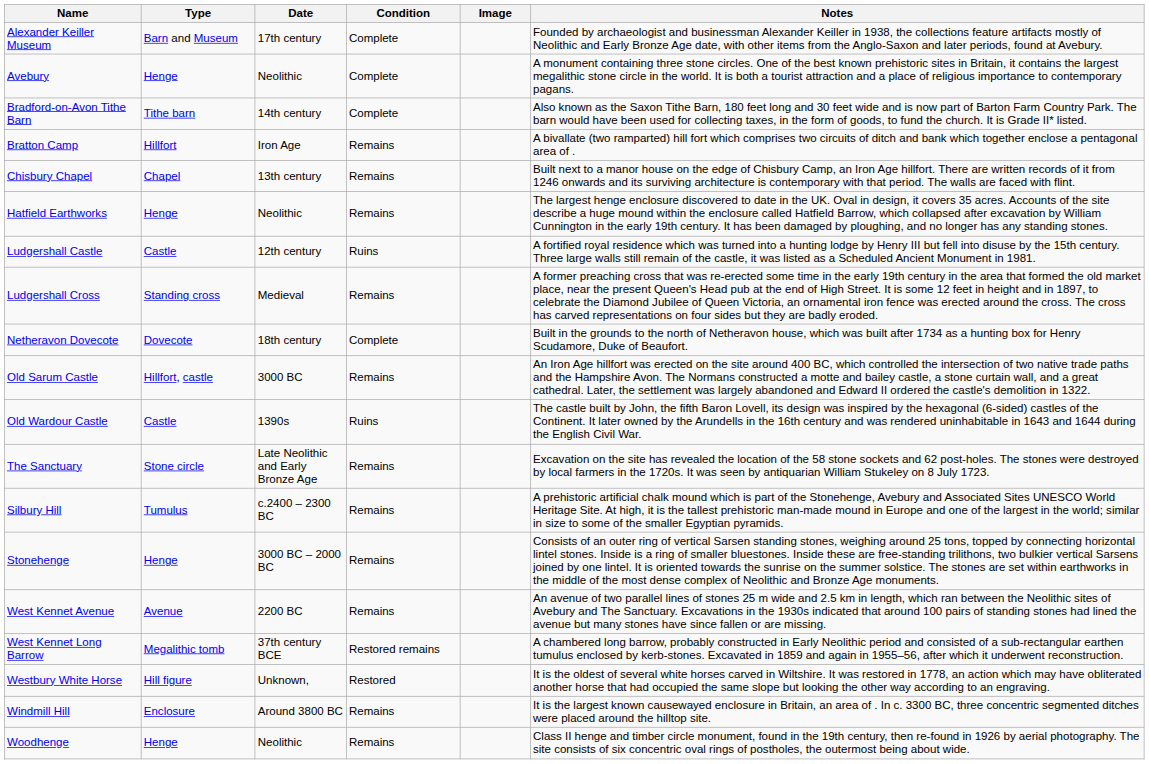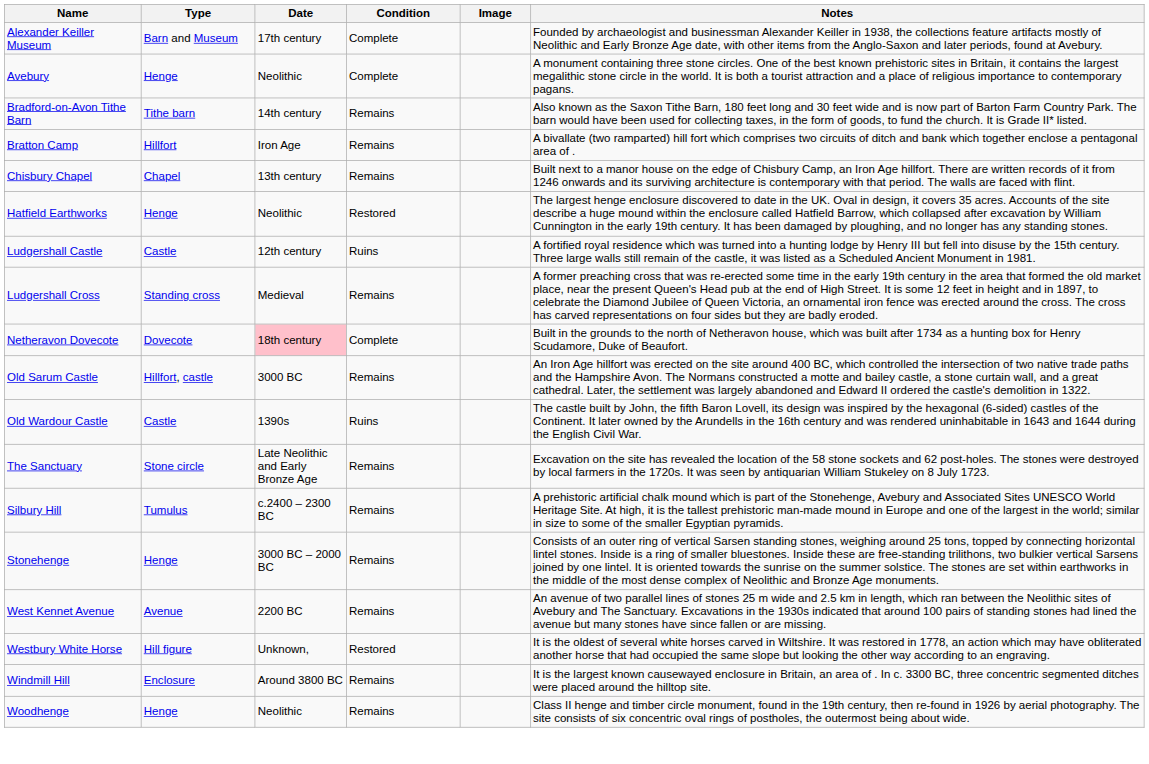(374, 113) Complete -> (372, 113) Remains
(372, 213) Remains -> (372, 213) Restored
(289, 340) no background -> (289, 340) pink background
- row: (54, 649)
